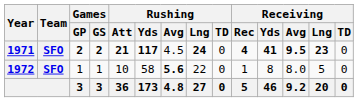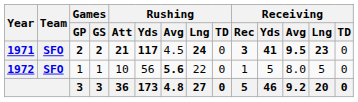(244, 51) 4 -> (244, 51) 3
(148, 69) 58 -> (148, 69) 56
(270, 69) 8 -> (270, 69) 5
